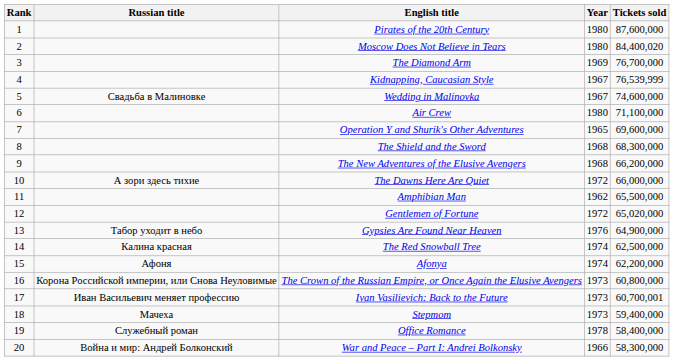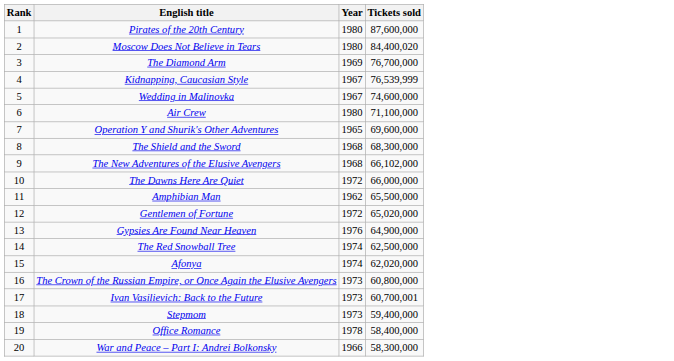- column: (157, 12)
(640, 163) 66,200,000 -> (394, 163) 66,102,000
(640, 264) 62,200,000 -> (394, 264) 62,020,000
